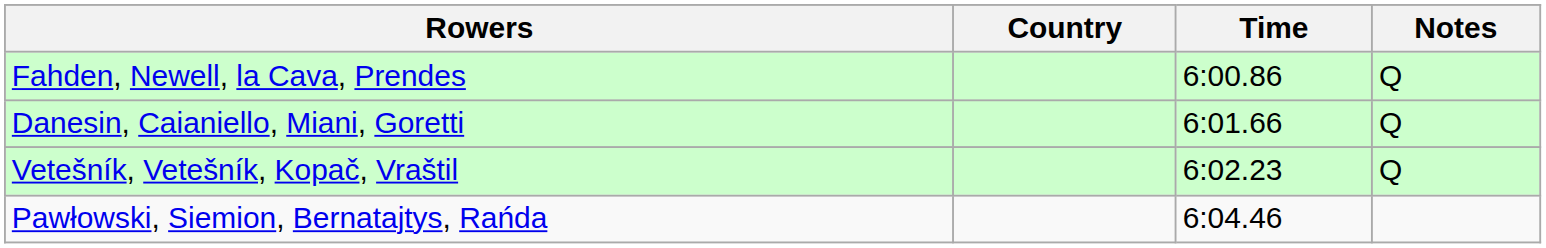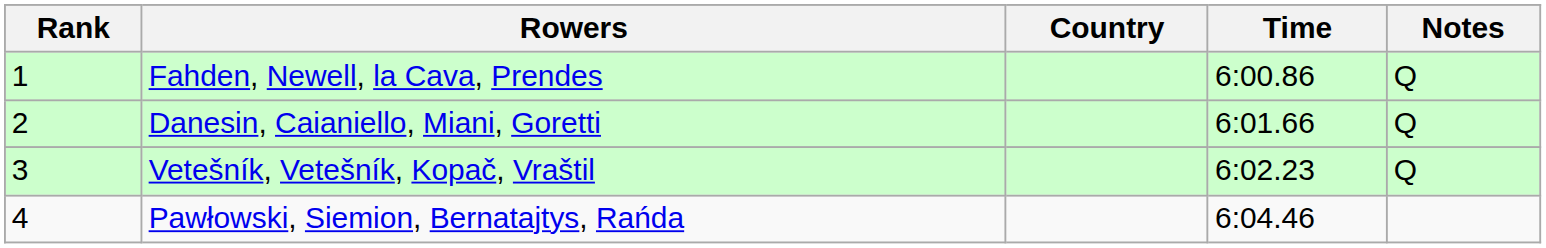+ column: (73, 28)
